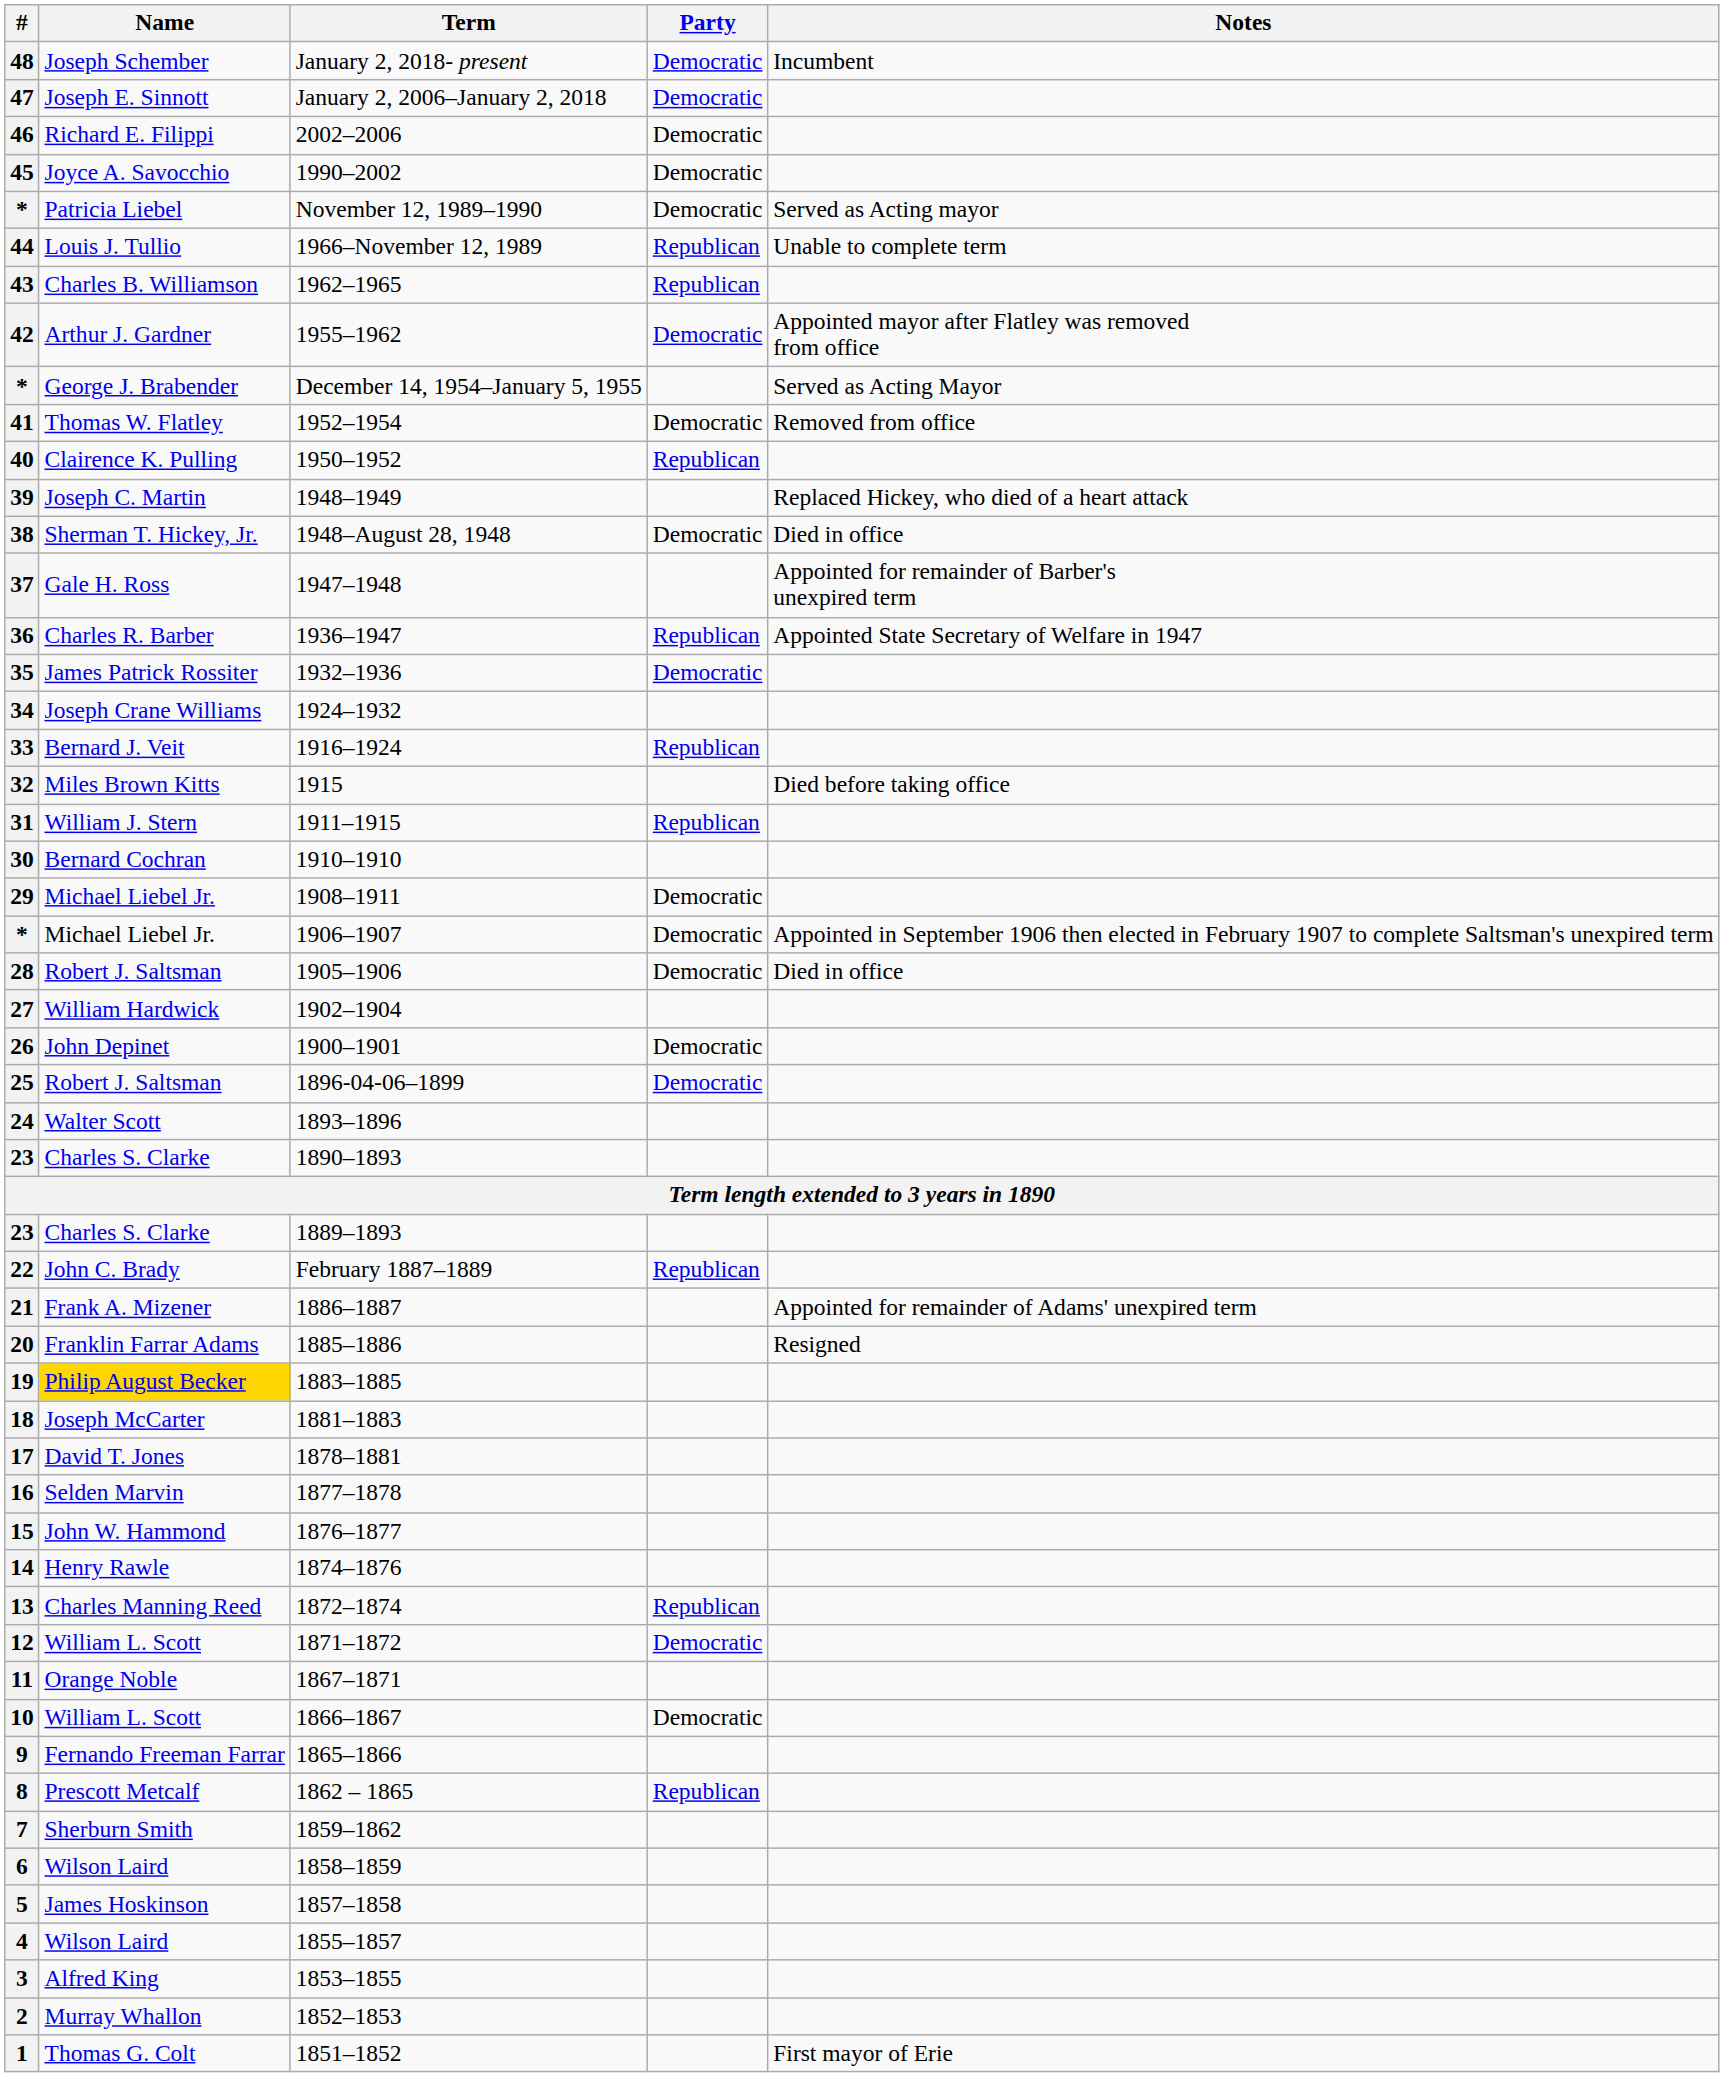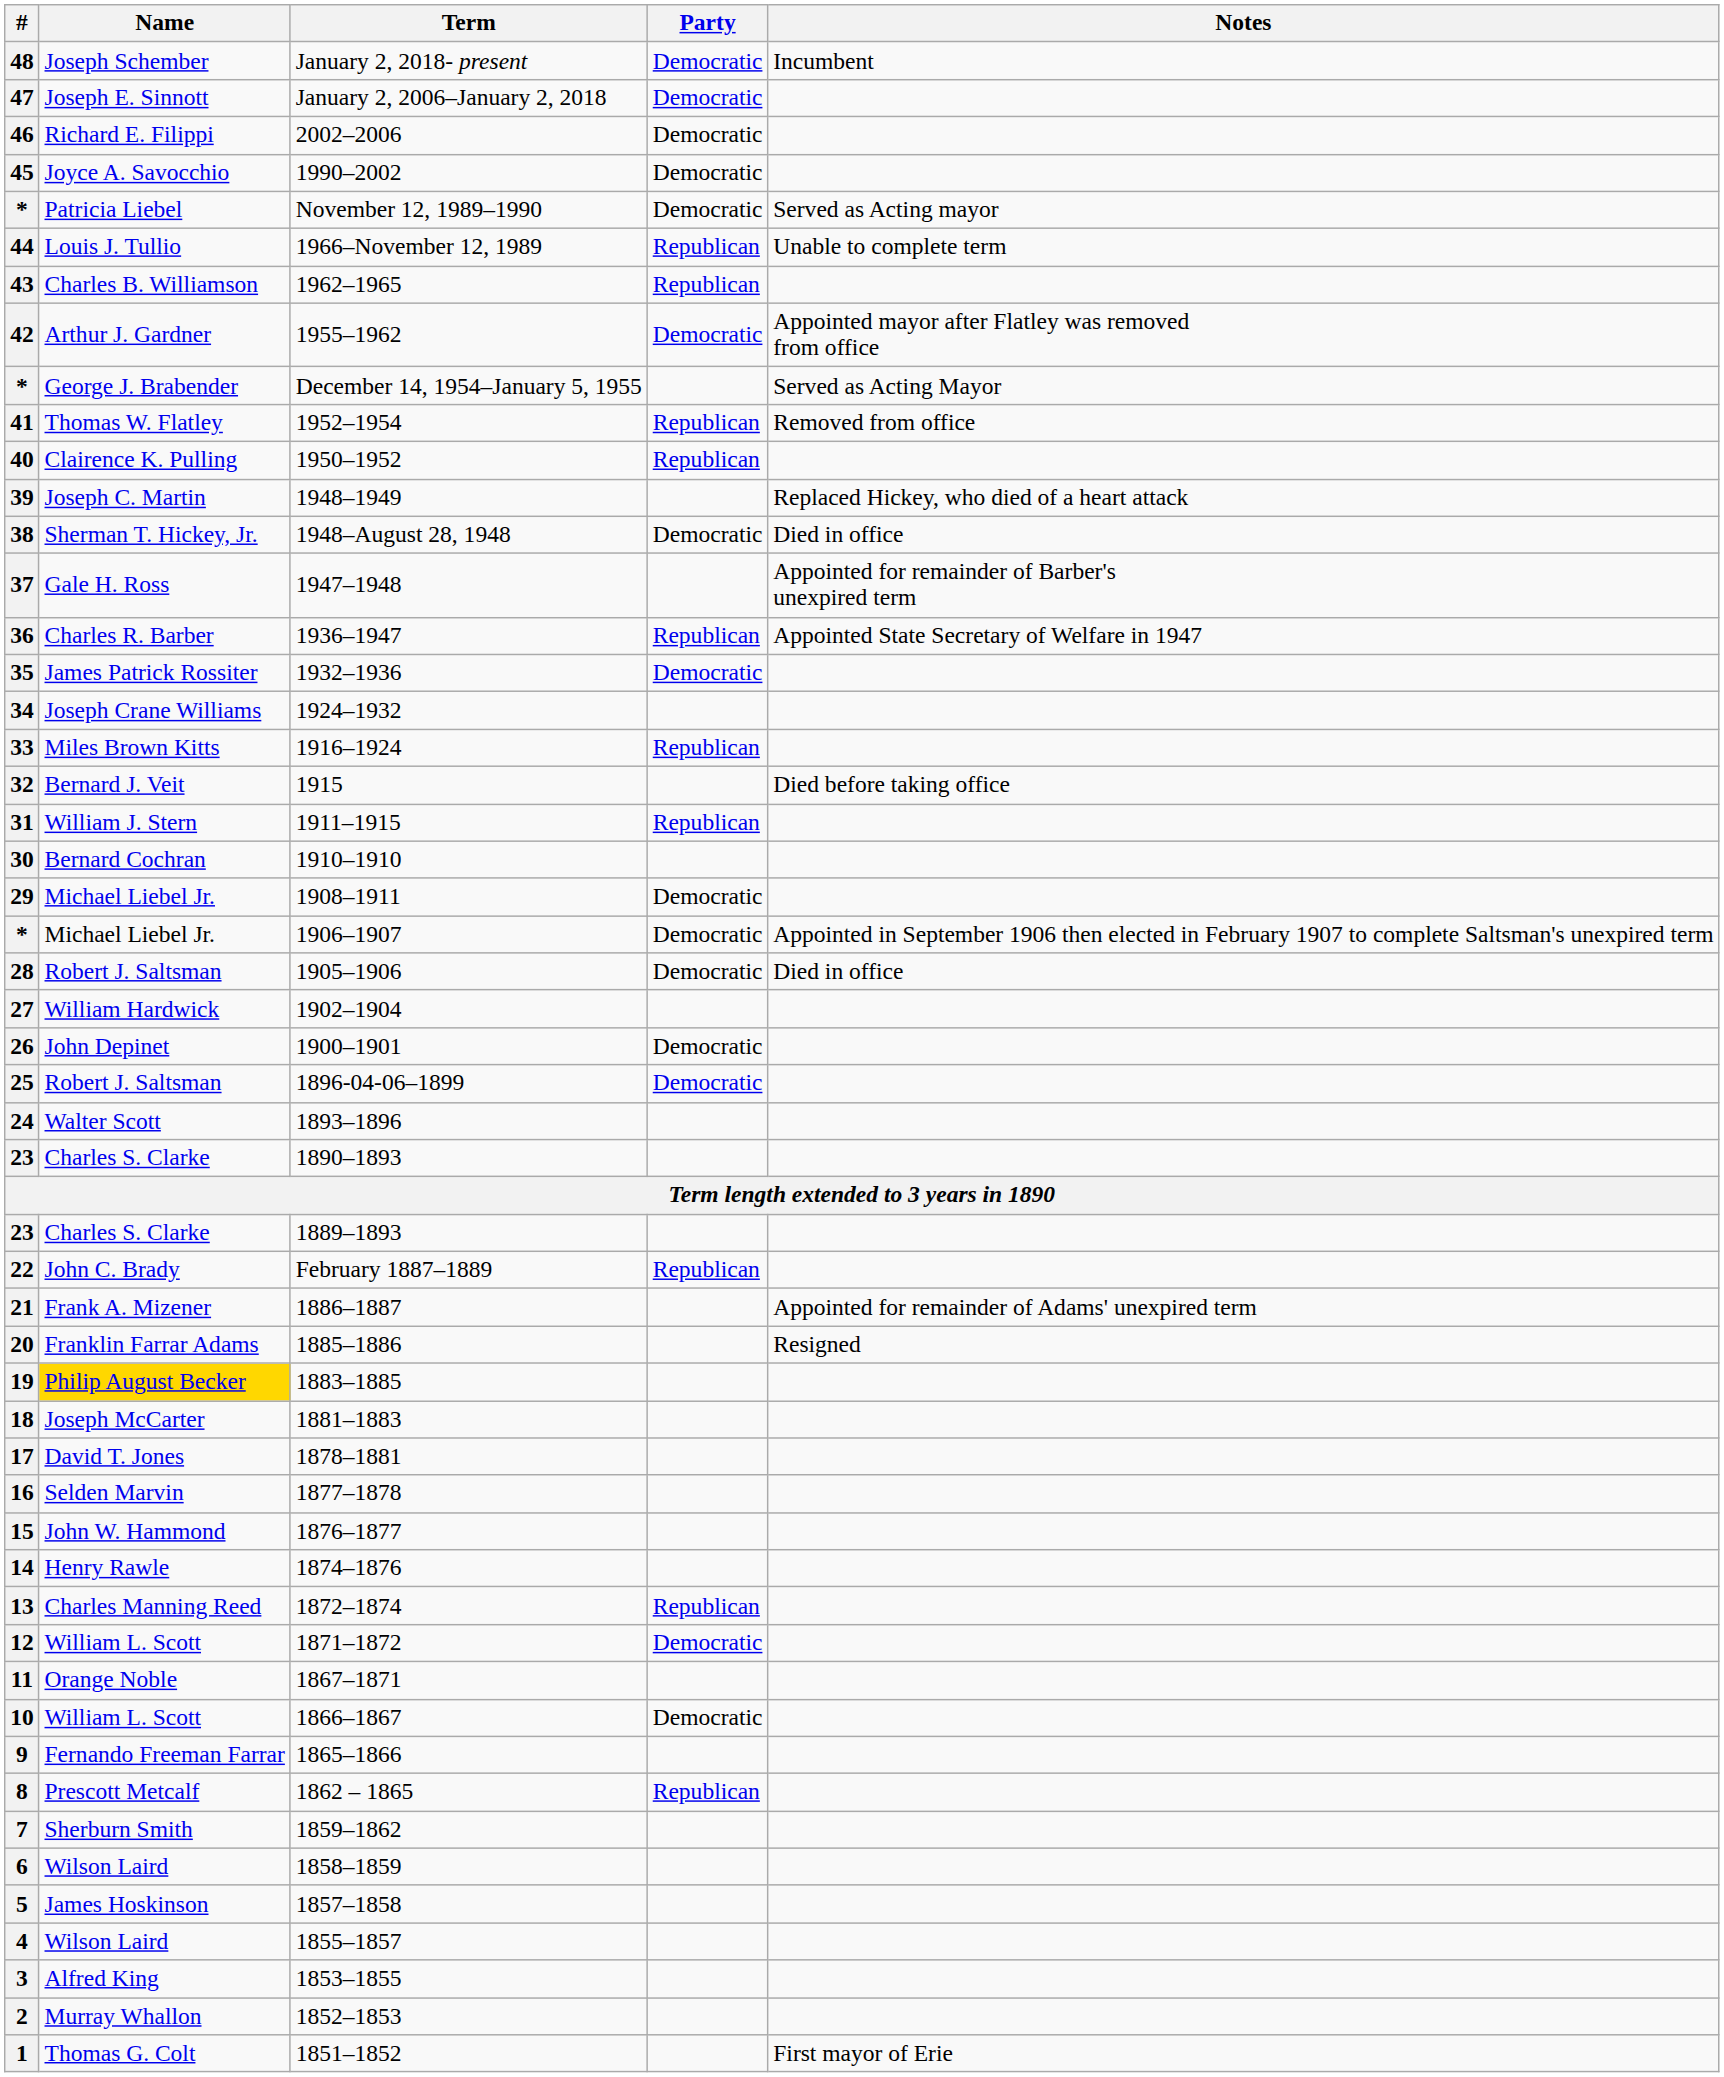(708, 422) Democratic -> (706, 422) Republican
(115, 747) Bernard J. Veit -> (132, 747) Miles Brown Kitts
(132, 784) Miles Brown Kitts -> (115, 784) Bernard J. Veit
